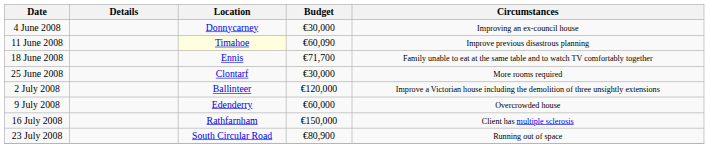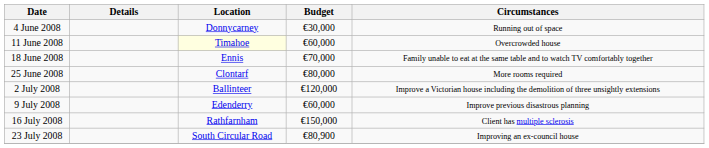(528, 28) Improving an ex-council house -> (528, 28) Running out of space
(319, 43) €60,090 -> (319, 43) €60,000
(528, 43) Improve previous disastrous planning -> (528, 43) Overcrowded house
(319, 58) €71,700 -> (319, 58) €70,000
(319, 74) €30,000 -> (319, 74) €80,000
(528, 105) Overcrowded house -> (528, 105) Improve previous disastrous planning
(528, 136) Running out of space -> (528, 136) Improving an ex-council house
